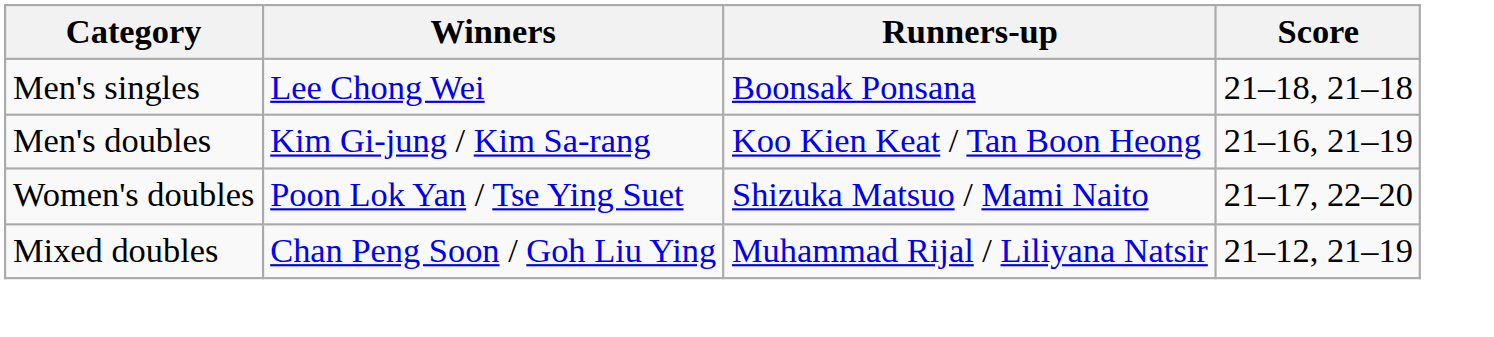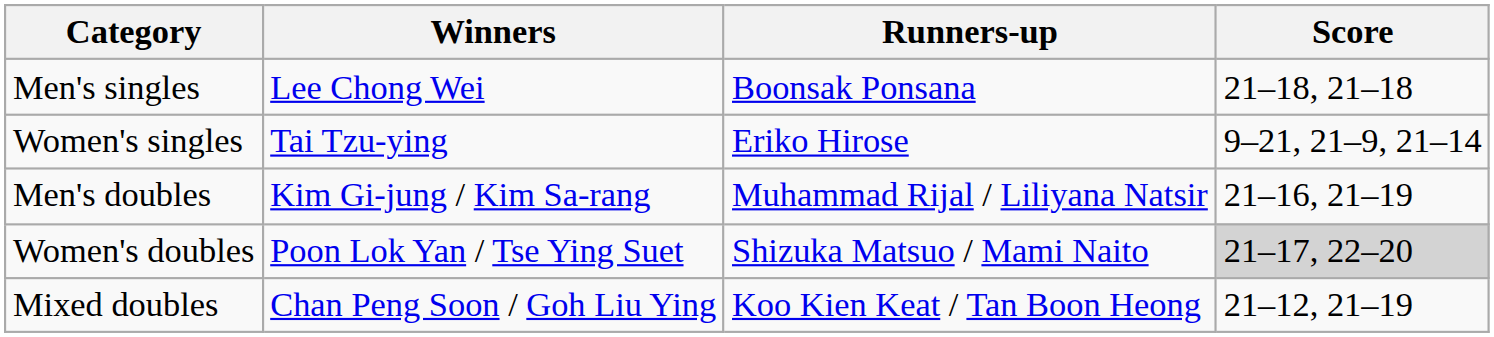+ row: (128, 140)
(966, 140) Koo Kien Keat / Tan Boon Heong -> (970, 195) Muhammad Rijal / Liliyana Natsir
(1318, 195) no background -> (1318, 250) lightgrey background
(970, 250) Muhammad Rijal / Liliyana Natsir -> (966, 304) Koo Kien Keat / Tan Boon Heong
